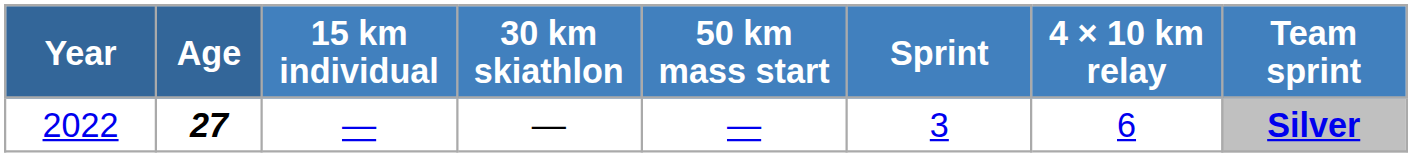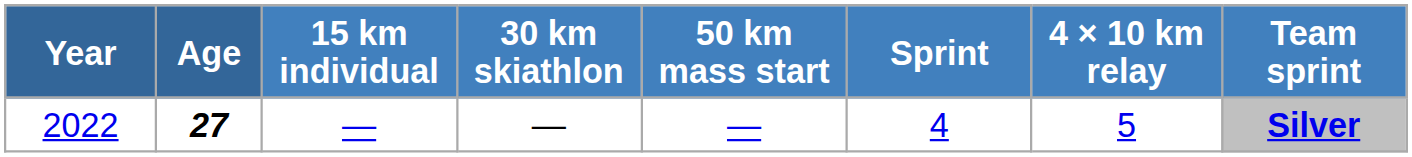(939, 125) 3 -> (939, 125) 4
(1127, 125) 6 -> (1127, 125) 5
